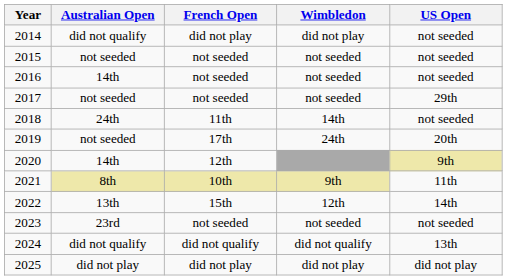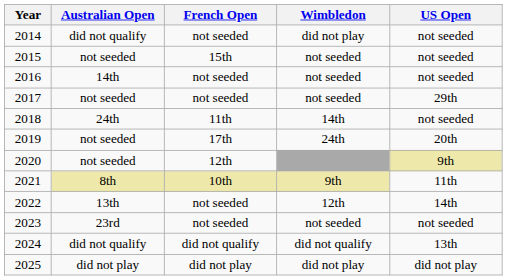(220, 35) did not play -> (220, 35) not seeded
(220, 56) not seeded -> (220, 56) 15th
(108, 160) 14th -> (108, 160) not seeded
(220, 202) 15th -> (220, 202) not seeded
